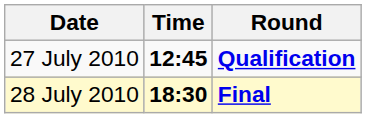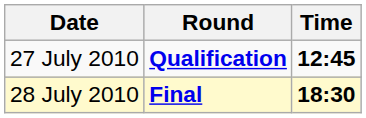columns swapped: (178, 22) <-> (287, 22)
